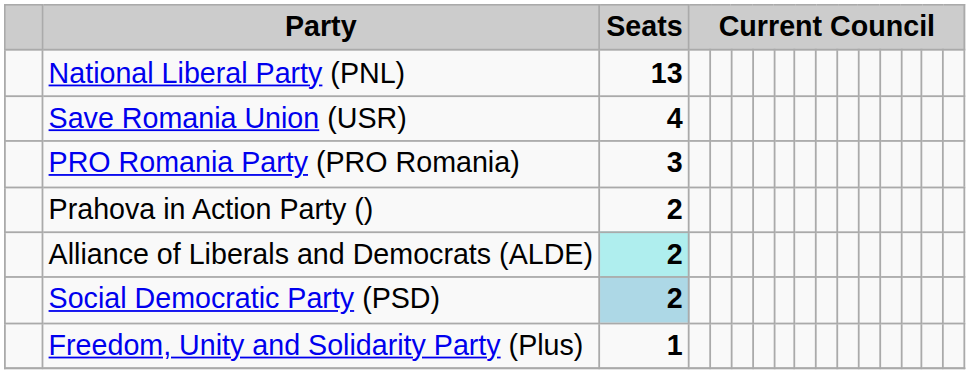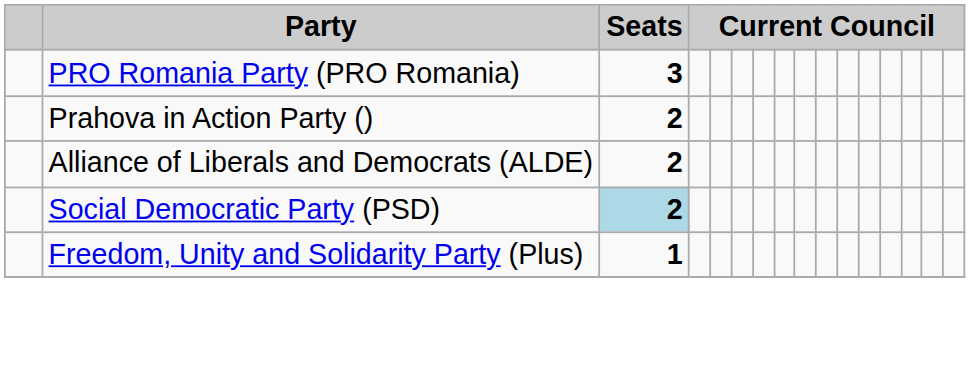- row: (227, 72)
- row: (228, 118)
(675, 254) paleturquoise background -> (675, 163) no background
